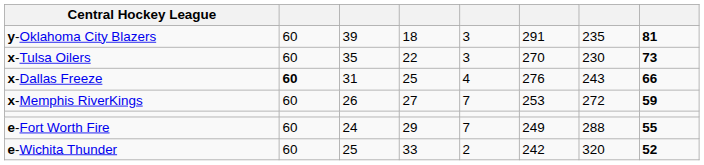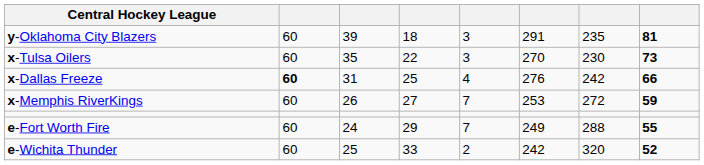(594, 79) 243 -> (594, 79) 242
